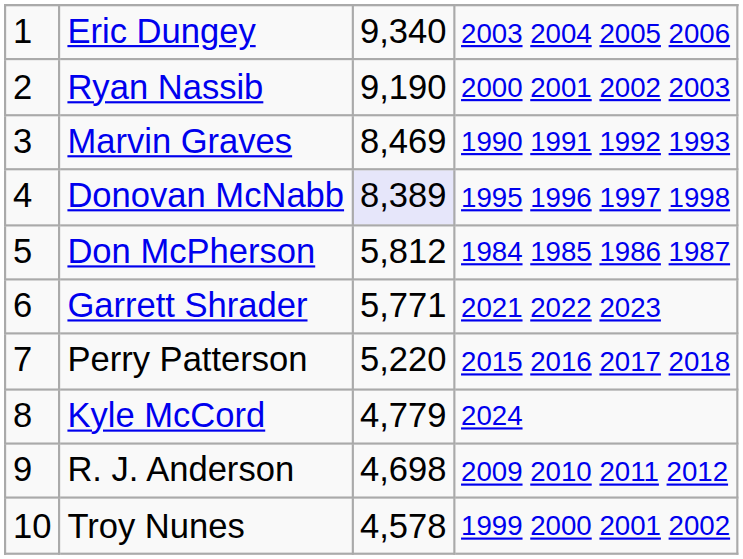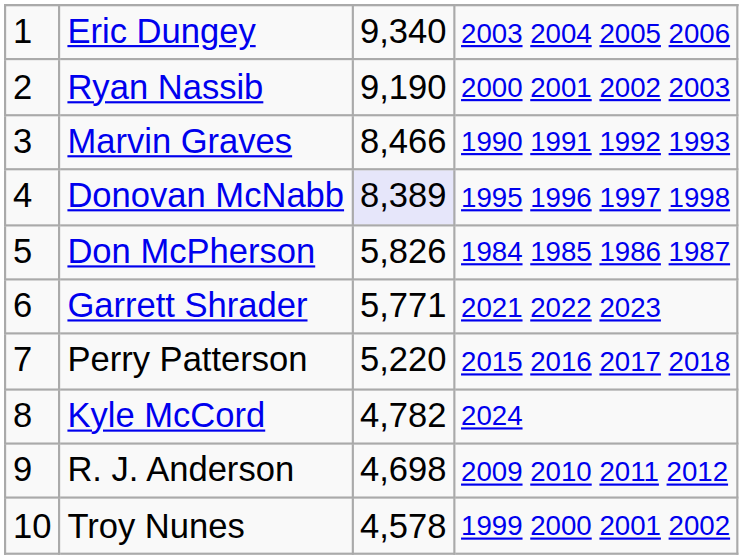(403, 141) 8,469 -> (403, 141) 8,466
(403, 251) 5,812 -> (403, 251) 5,826
(403, 415) 4,779 -> (403, 415) 4,782
